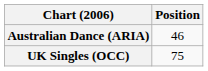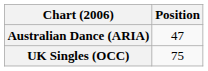(178, 35) 46 -> (178, 35) 47
